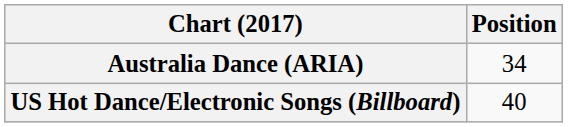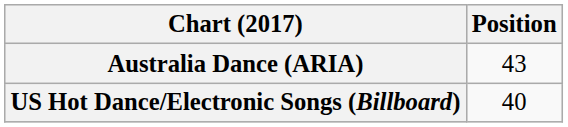(514, 63) 34 -> (514, 63) 43
